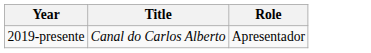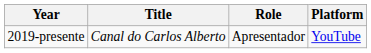+ column: (337, 15)
